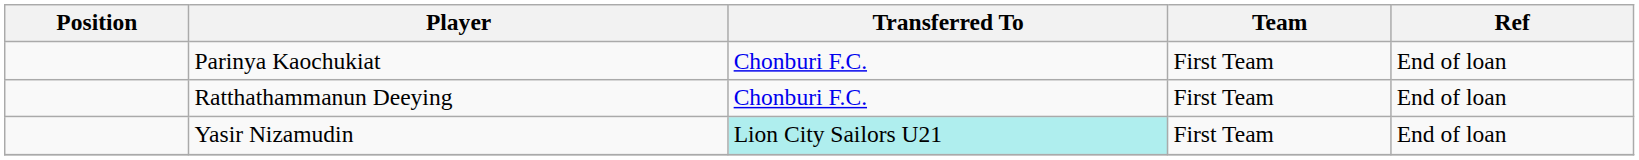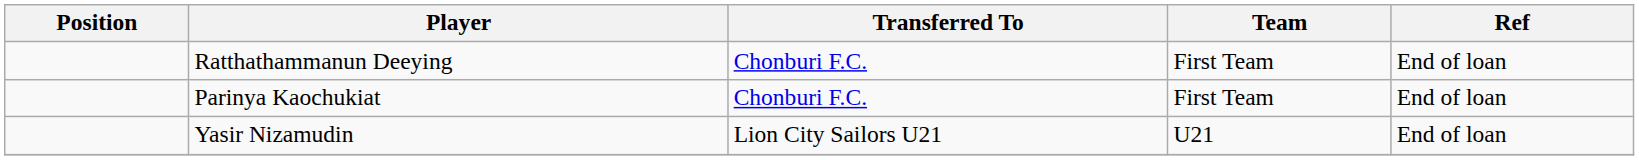rows swapped: (287, 60) <-> (323, 97)
(838, 135) paleturquoise background -> (838, 135) no background
(1224, 135) First Team -> (1194, 135) U21
